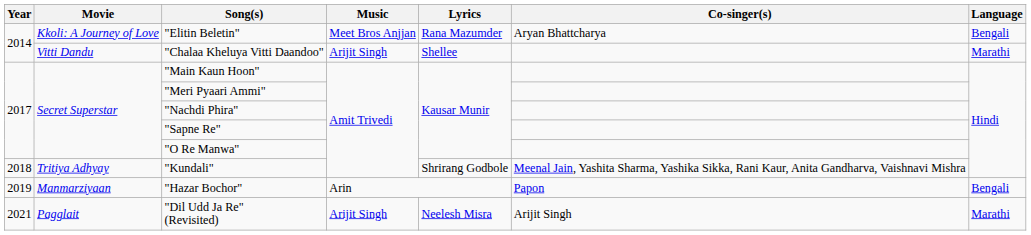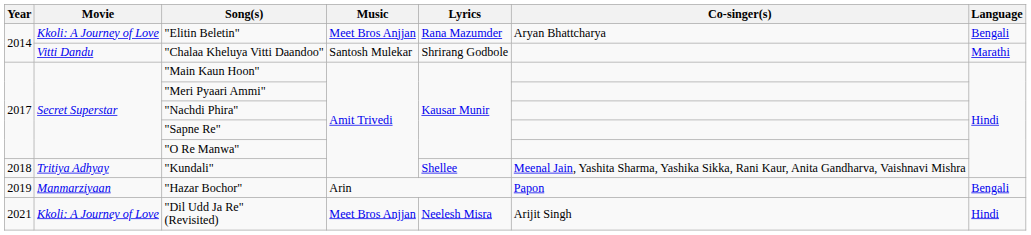(358, 52) Arijit Singh -> (371, 52) Santosh Mulekar
(439, 52) Shellee -> (465, 52) Shrirang Godbole
(465, 168) Shrirang Godbole -> (439, 168) Shellee
(58, 213) Pagglait -> (98, 213) Kkoli: A Journey of Love
(358, 213) Arijit Singh -> (373, 213) Meet Bros Anjjan
(991, 213) Marathi -> (985, 213) Hindi
